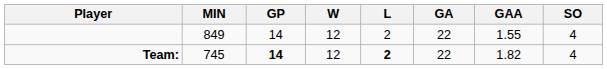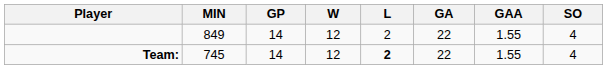(276, 54) bold -> (276, 54) normal
(509, 54) 1.82 -> (509, 54) 1.55
